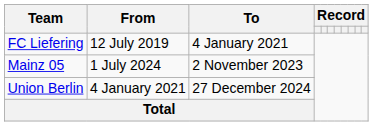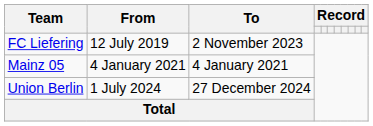(240, 44) 4 January 2021 -> (248, 44) 2 November 2023
(125, 66) 1 July 2024 -> (138, 66) 4 January 2021
(248, 66) 2 November 2023 -> (240, 66) 4 January 2021
(138, 88) 4 January 2021 -> (125, 88) 1 July 2024
